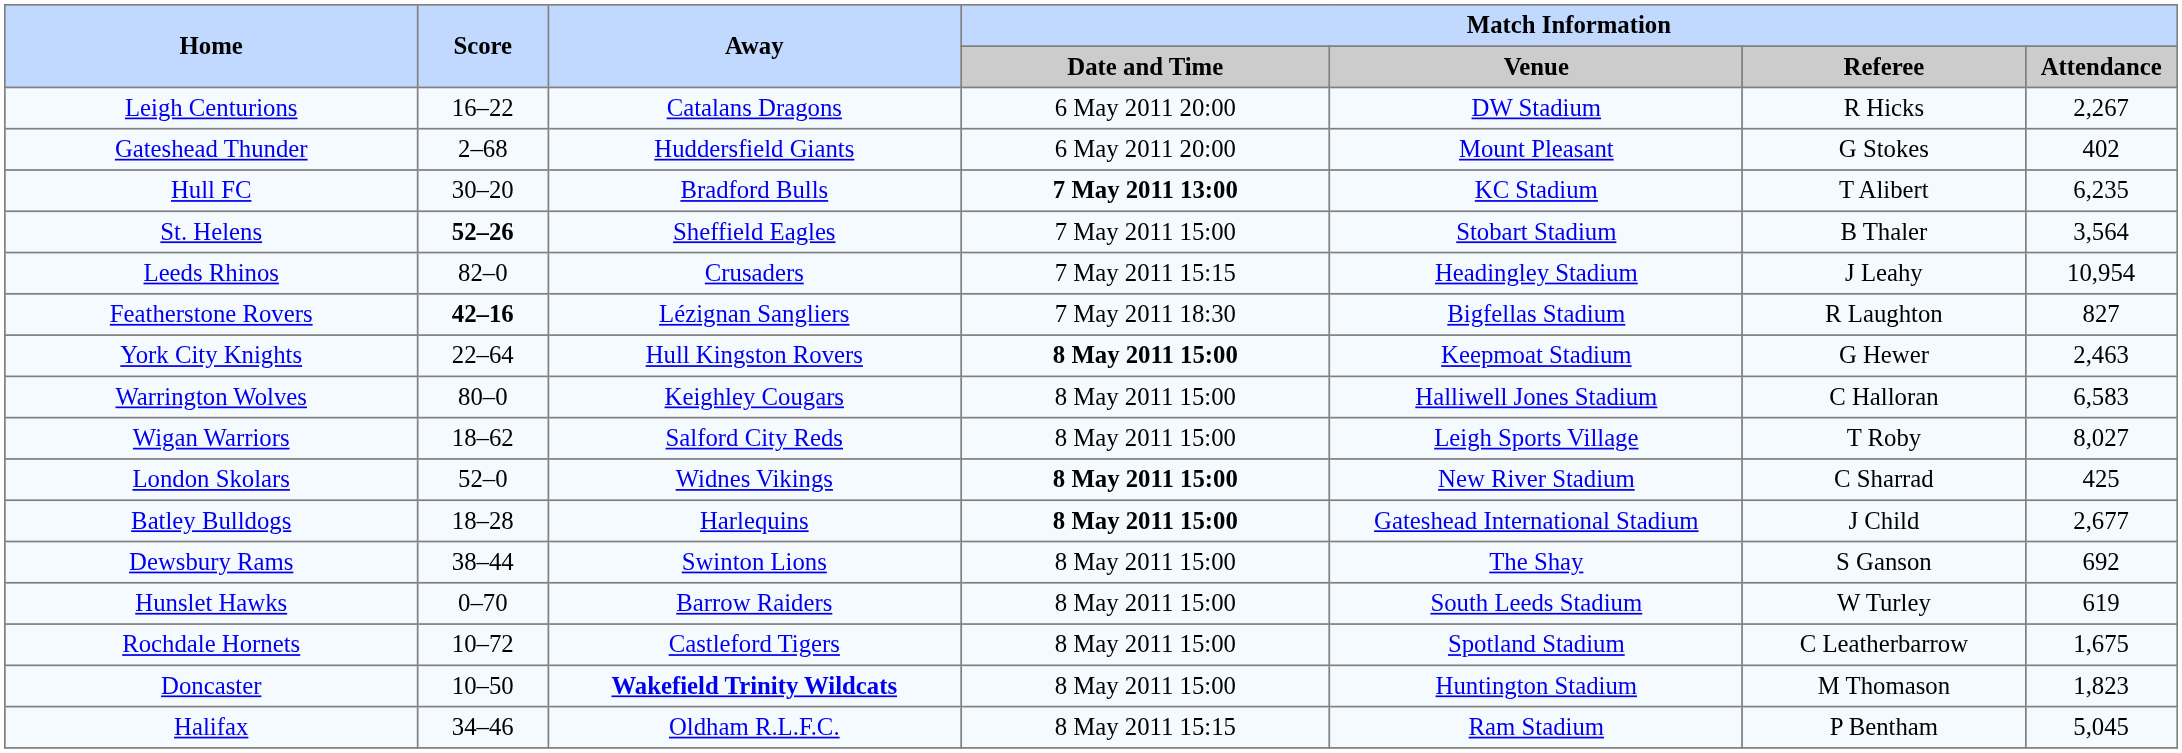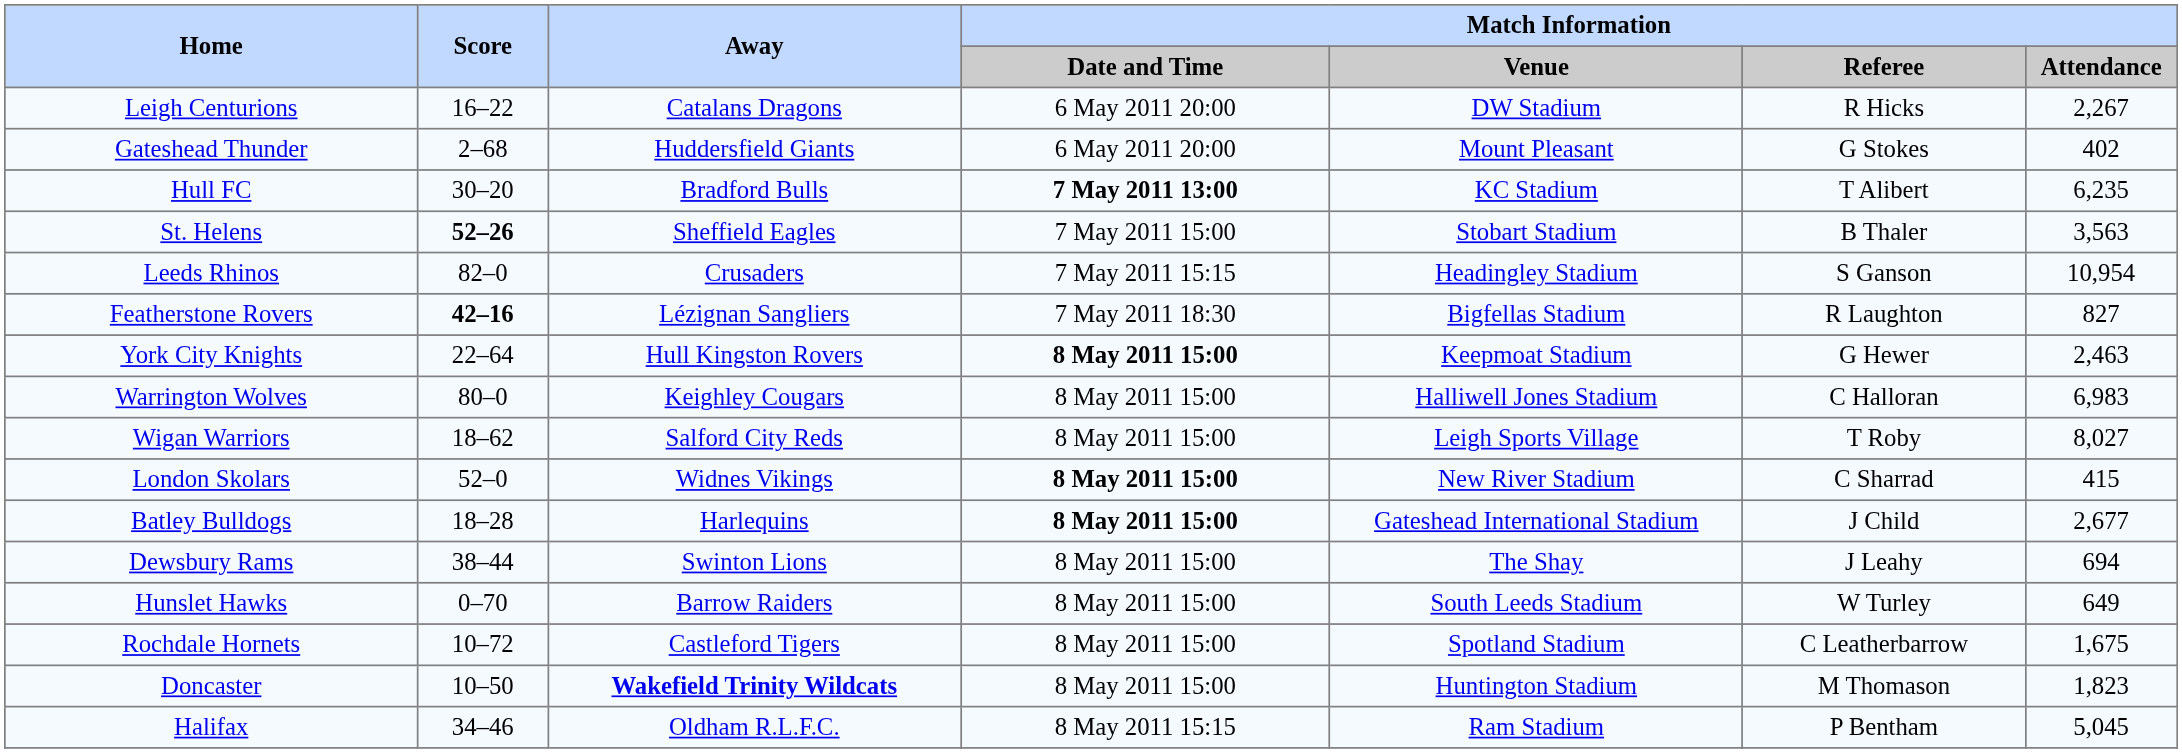(2101, 231) 3,564 -> (2101, 231) 3,563
(1884, 272) J Leahy -> (1884, 272) S Ganson
(2101, 396) 6,583 -> (2101, 396) 6,983
(2101, 479) 425 -> (2101, 479) 415
(1884, 561) S Ganson -> (1884, 561) J Leahy
(2101, 561) 692 -> (2101, 561) 694
(2101, 603) 619 -> (2101, 603) 649
